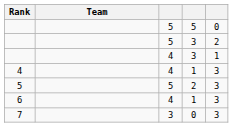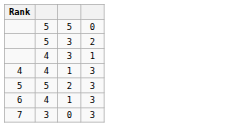- column: (97, 11)
